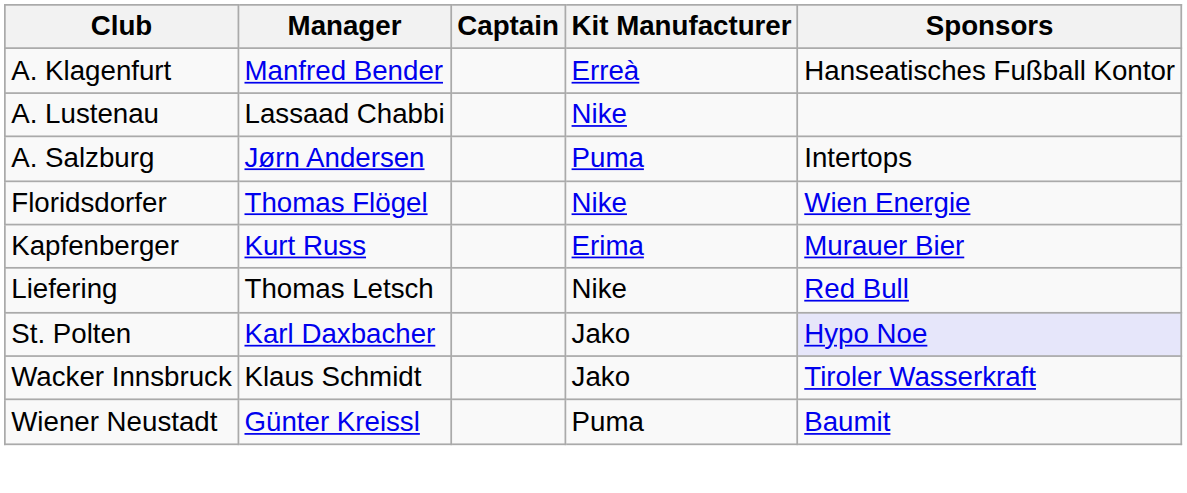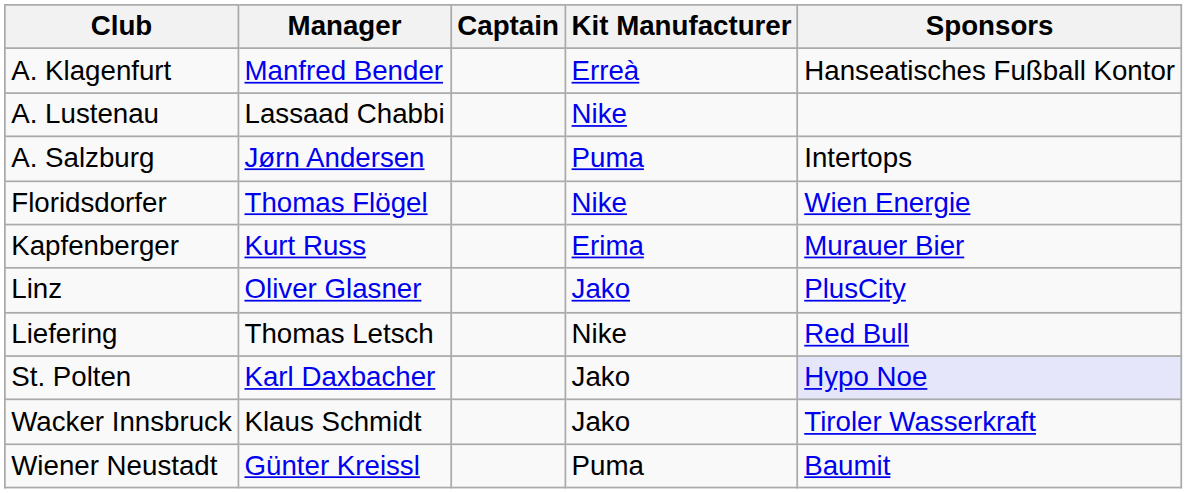+ row: (37, 289)
